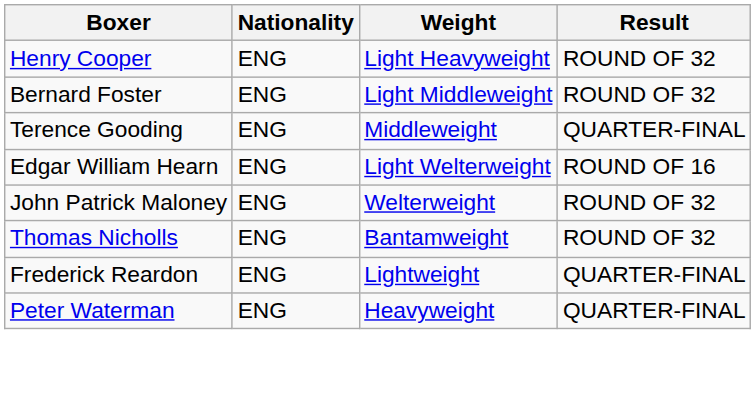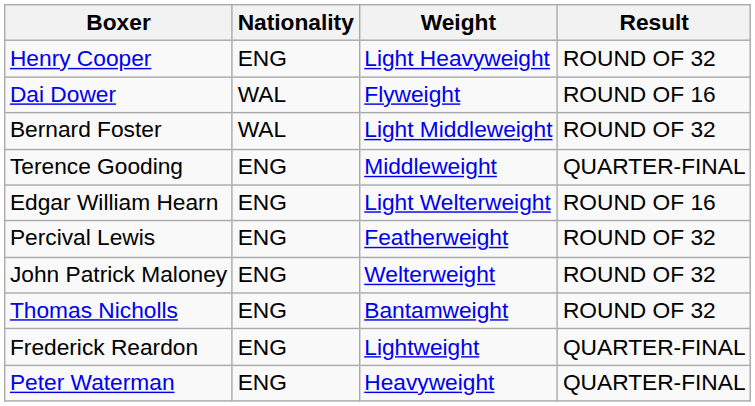+ row: (63, 94)
(262, 94) ENG -> (262, 130) WAL
+ row: (83, 238)
